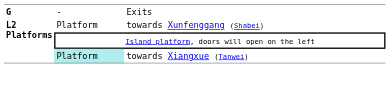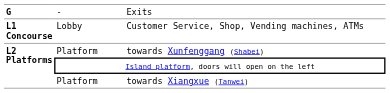+ row: (245, 26)
(77, 56) paleturquoise background -> (77, 81) no background
